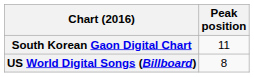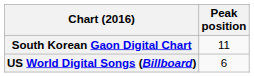(224, 63) 8 -> (224, 63) 6
